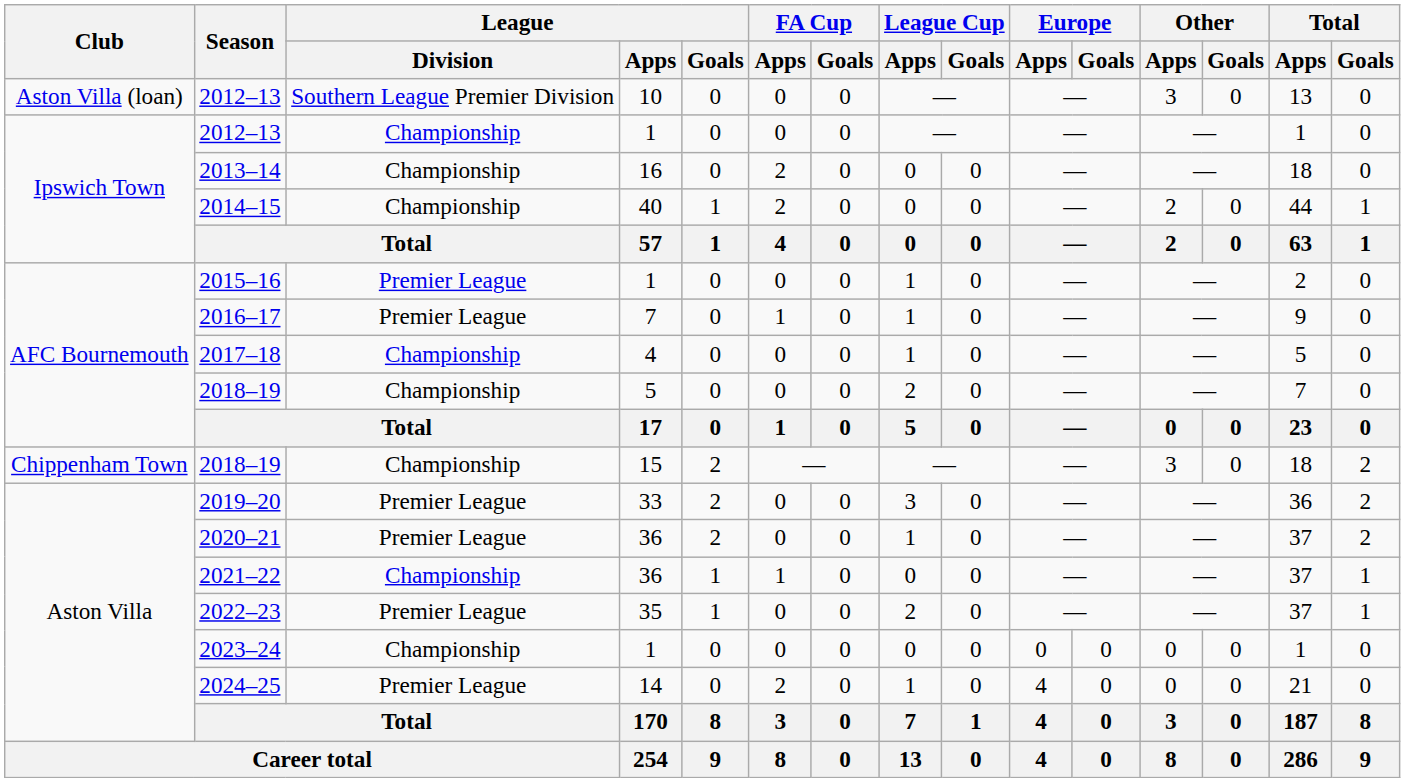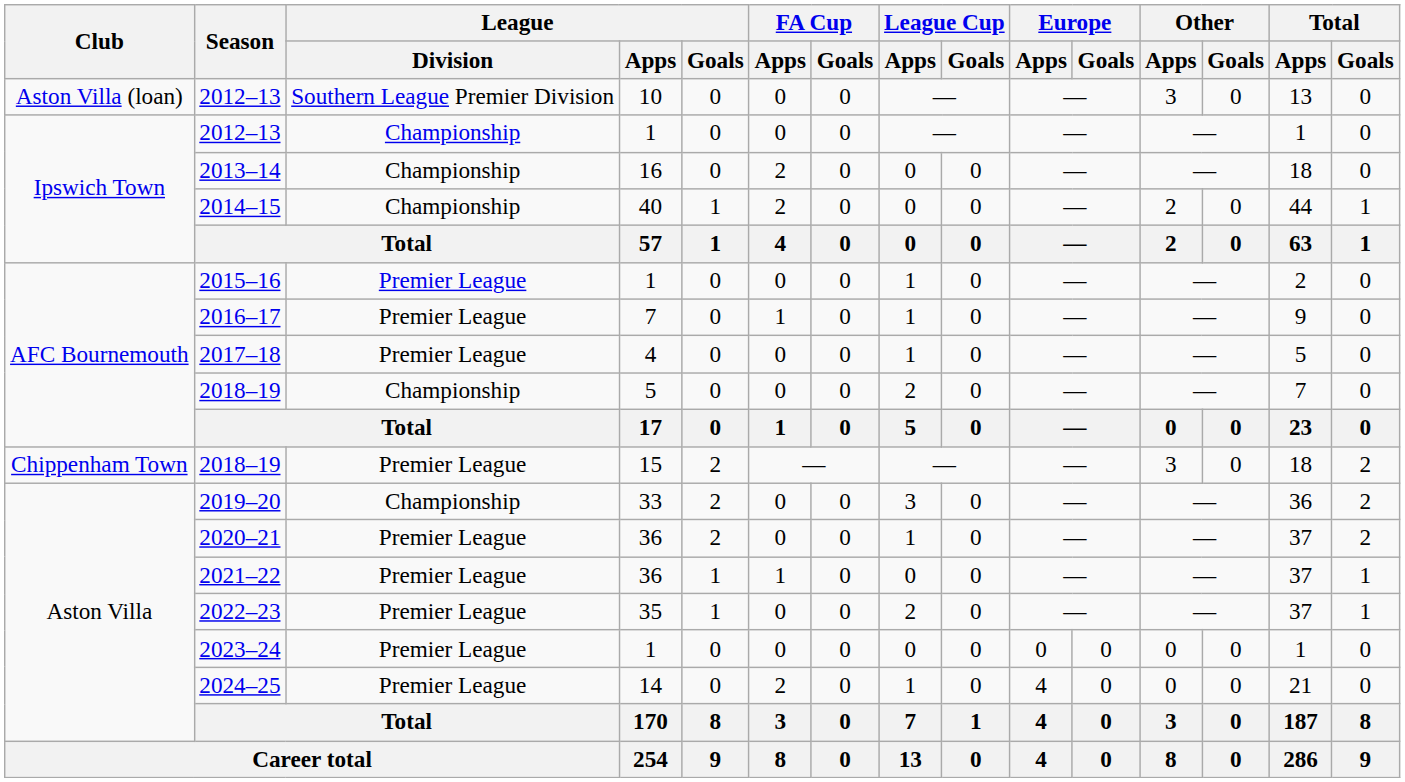(453, 354) Championship -> (453, 354) Premier League
(453, 464) Championship -> (453, 464) Premier League
(453, 501) Premier League -> (453, 501) Championship
(453, 574) Championship -> (453, 574) Premier League
(453, 648) Championship -> (453, 648) Premier League
